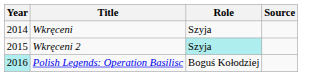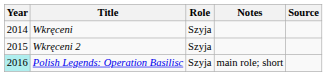+ column: (250, 12)
(200, 46) paleturquoise background -> (200, 46) no background
(224, 63) Boguś Kołodziej -> (200, 63) Szyja
